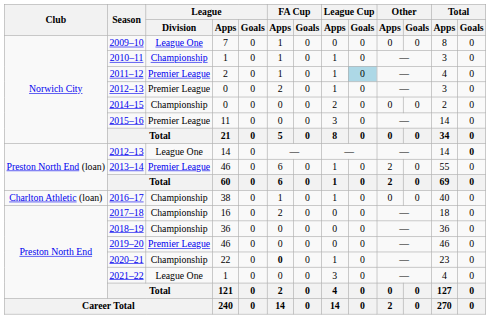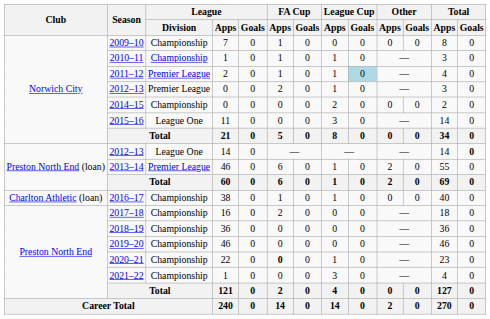(179, 43) League One -> (179, 43) Championship
(179, 120) Premier League -> (179, 120) League One
(179, 244) Premier League -> (179, 244) Championship
(179, 275) League One -> (179, 275) Championship
